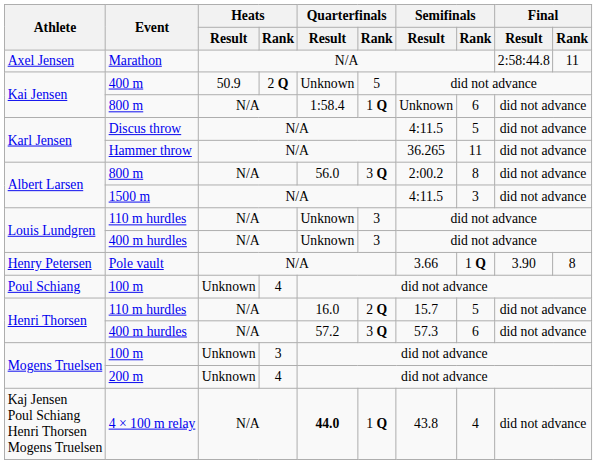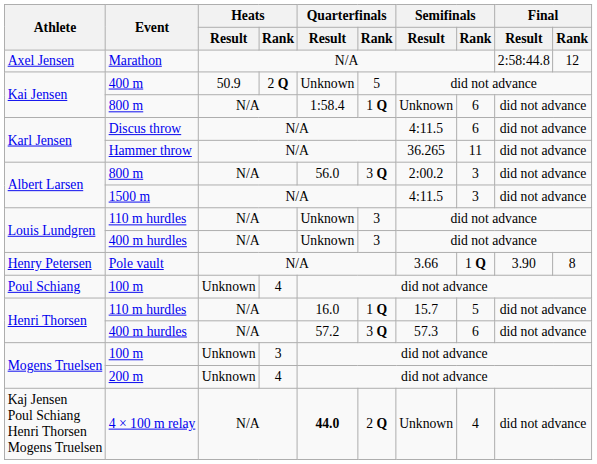(572, 61) 11 -> (572, 61) 12
(475, 128) 5 -> (475, 128) 6
(475, 174) 8 -> (475, 174) 3
(377, 309) 2 Q -> (377, 309) 1 Q
(377, 423) 1 Q -> (377, 423) 2 Q
(426, 423) 43.8 -> (426, 423) Unknown
